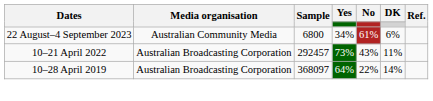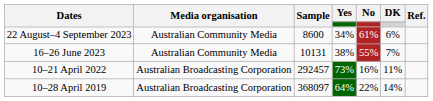(313, 35) 6800 -> (313, 35) 8600
+ row: (69, 53)
(369, 53) 43% -> (369, 70) 16%
